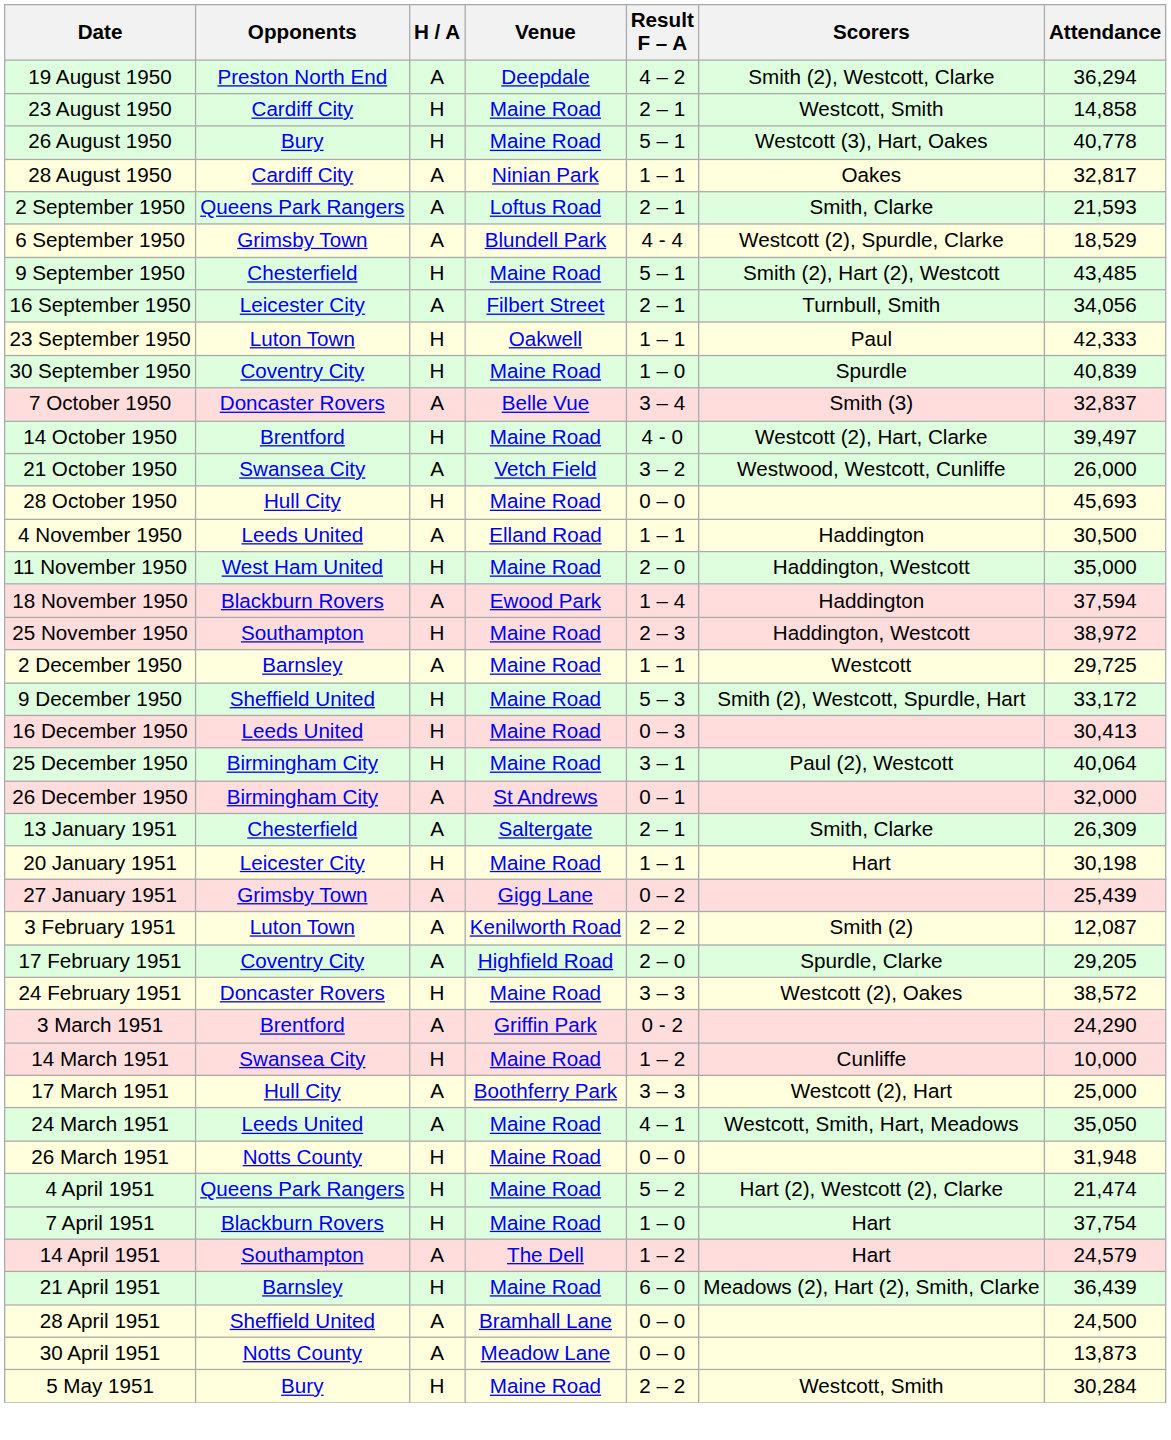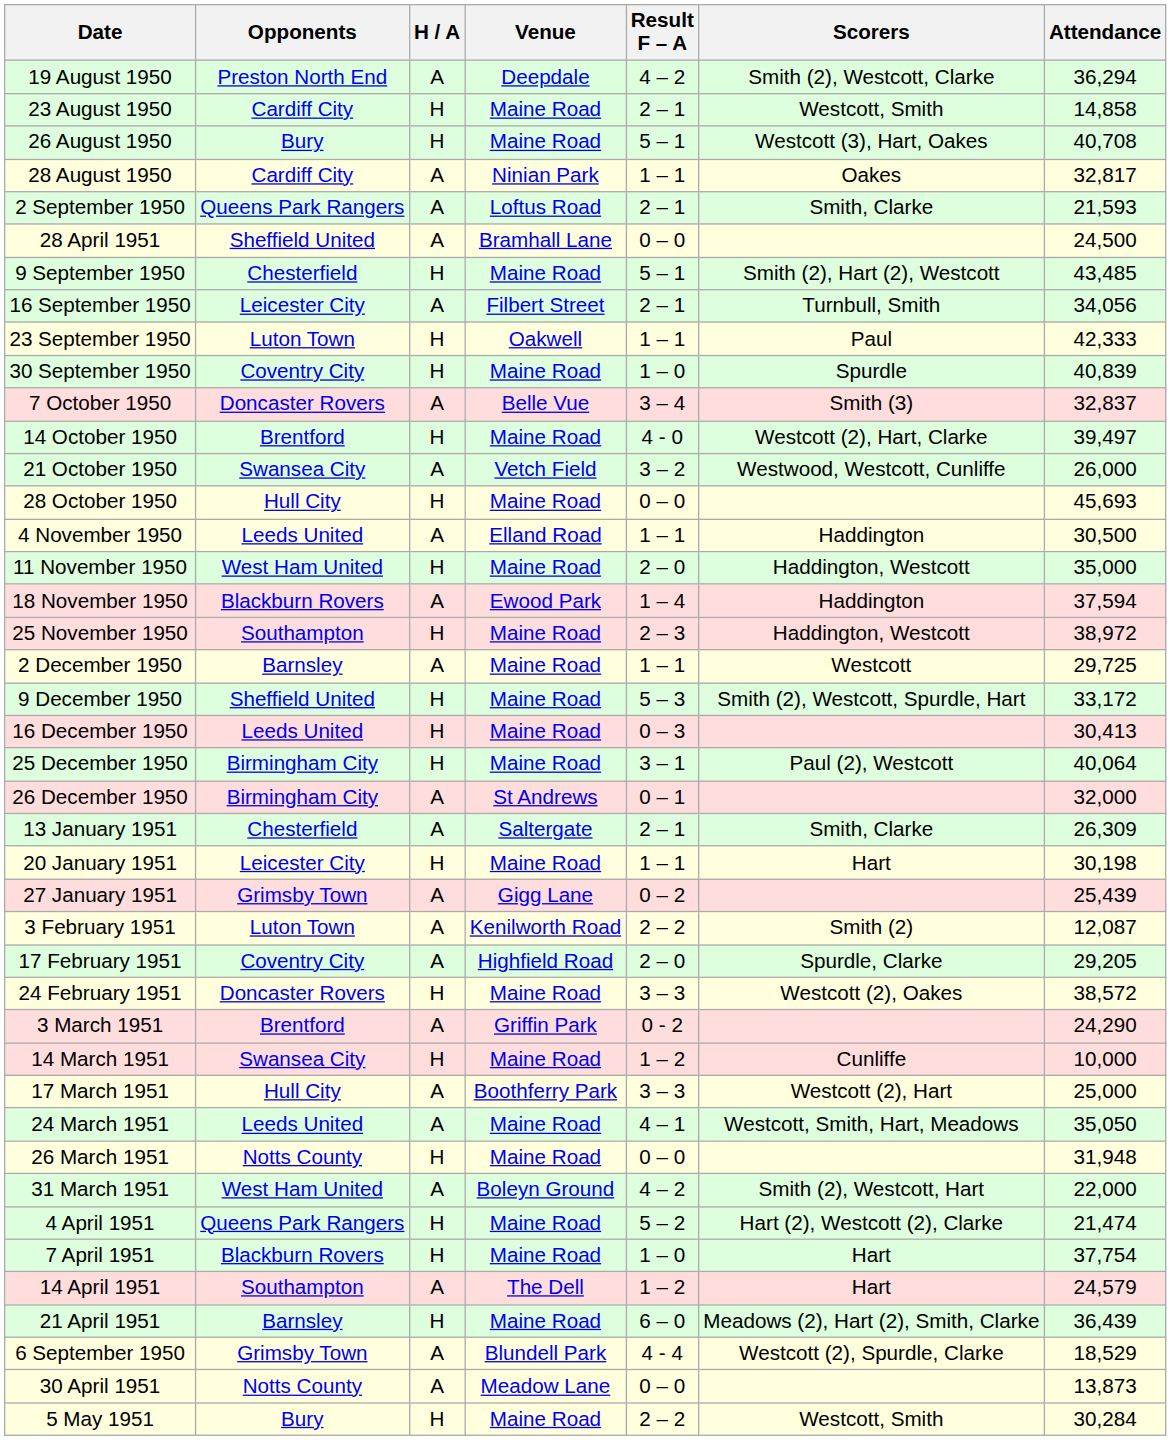(1105, 142) 40,778 -> (1105, 142) 40,708
rows swapped: (100, 240) <-> (100, 1320)
+ row: (100, 1189)
